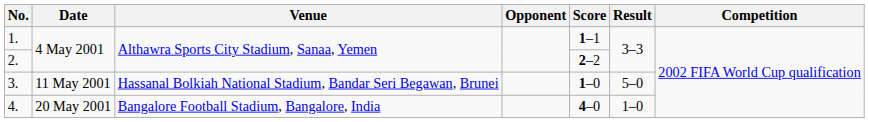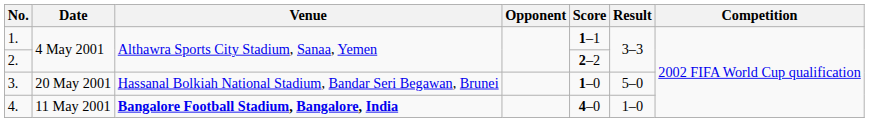(73, 83) 11 May 2001 -> (73, 83) 20 May 2001
(73, 106) 20 May 2001 -> (73, 106) 11 May 2001
(249, 106) normal -> (258, 106) bold
